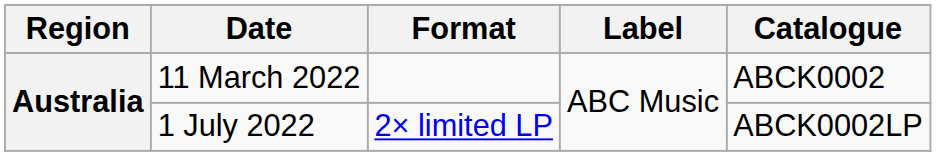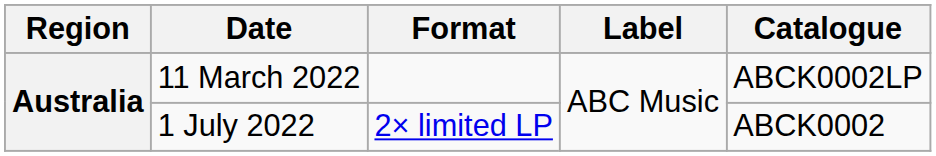(809, 77) ABCK0002 -> (828, 77) ABCK0002LP
(828, 126) ABCK0002LP -> (809, 126) ABCK0002
